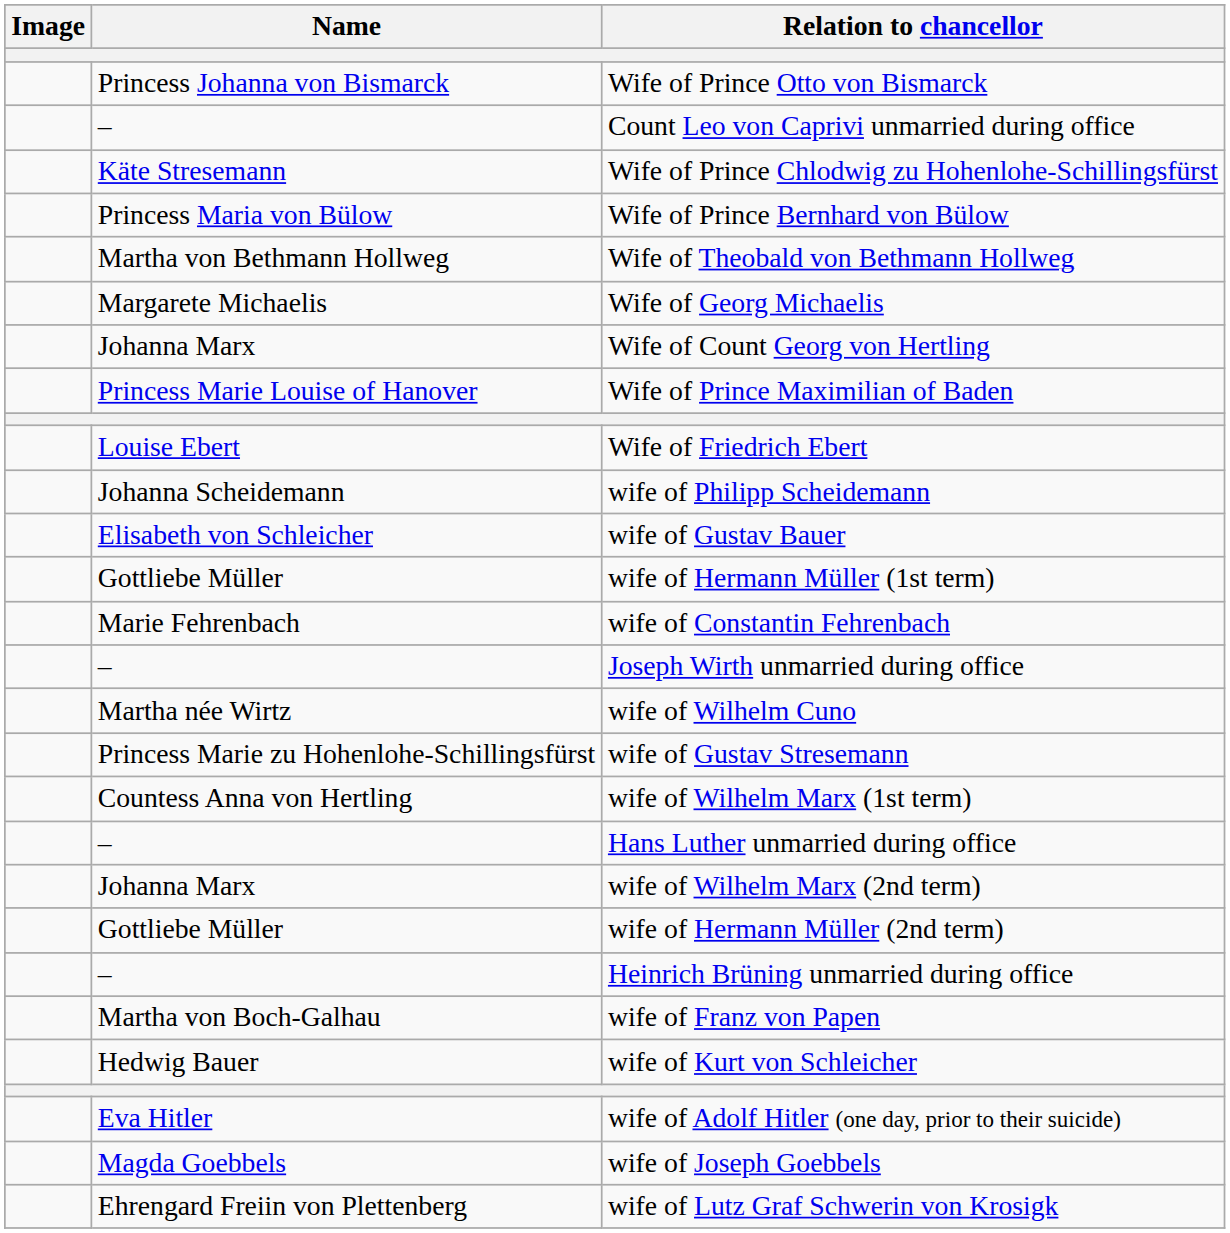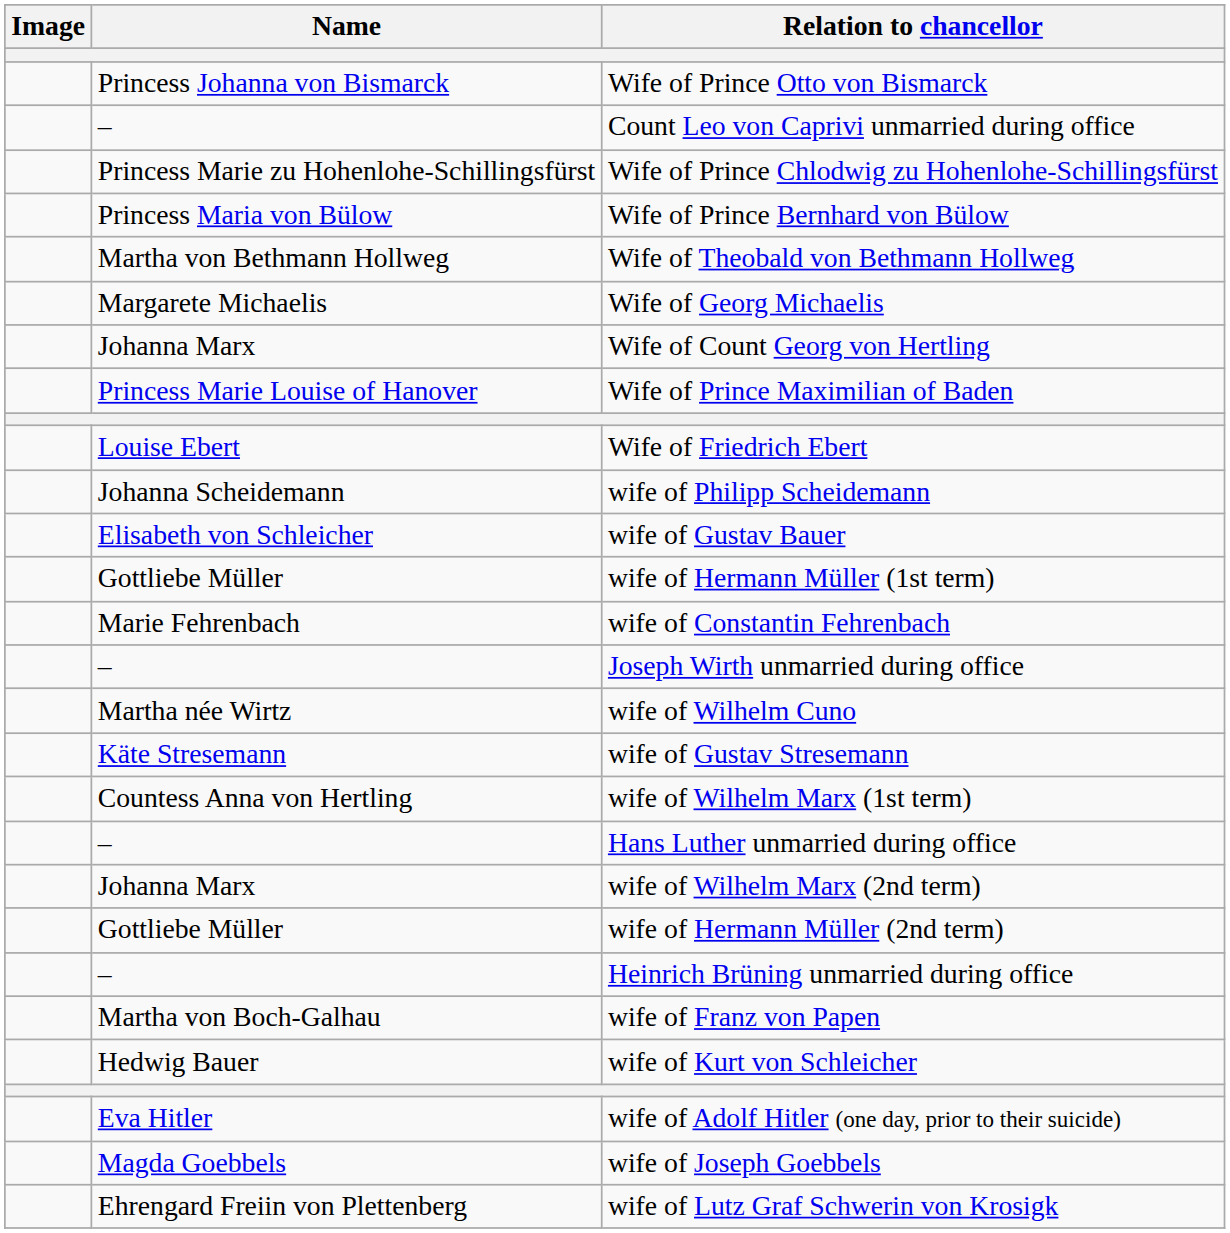(192, 170) Käte Stresemann -> (346, 170) Princess Marie zu Hohenlohe-Schillingsfürst
(346, 754) Princess Marie zu Hohenlohe-Schillingsfürst -> (192, 754) Käte Stresemann
